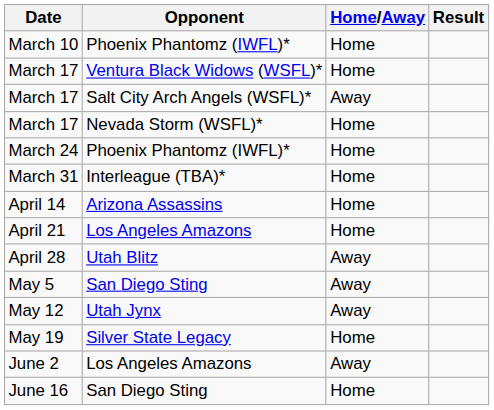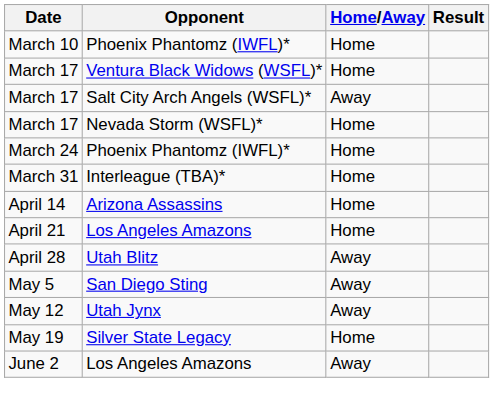- row: (38, 390)
